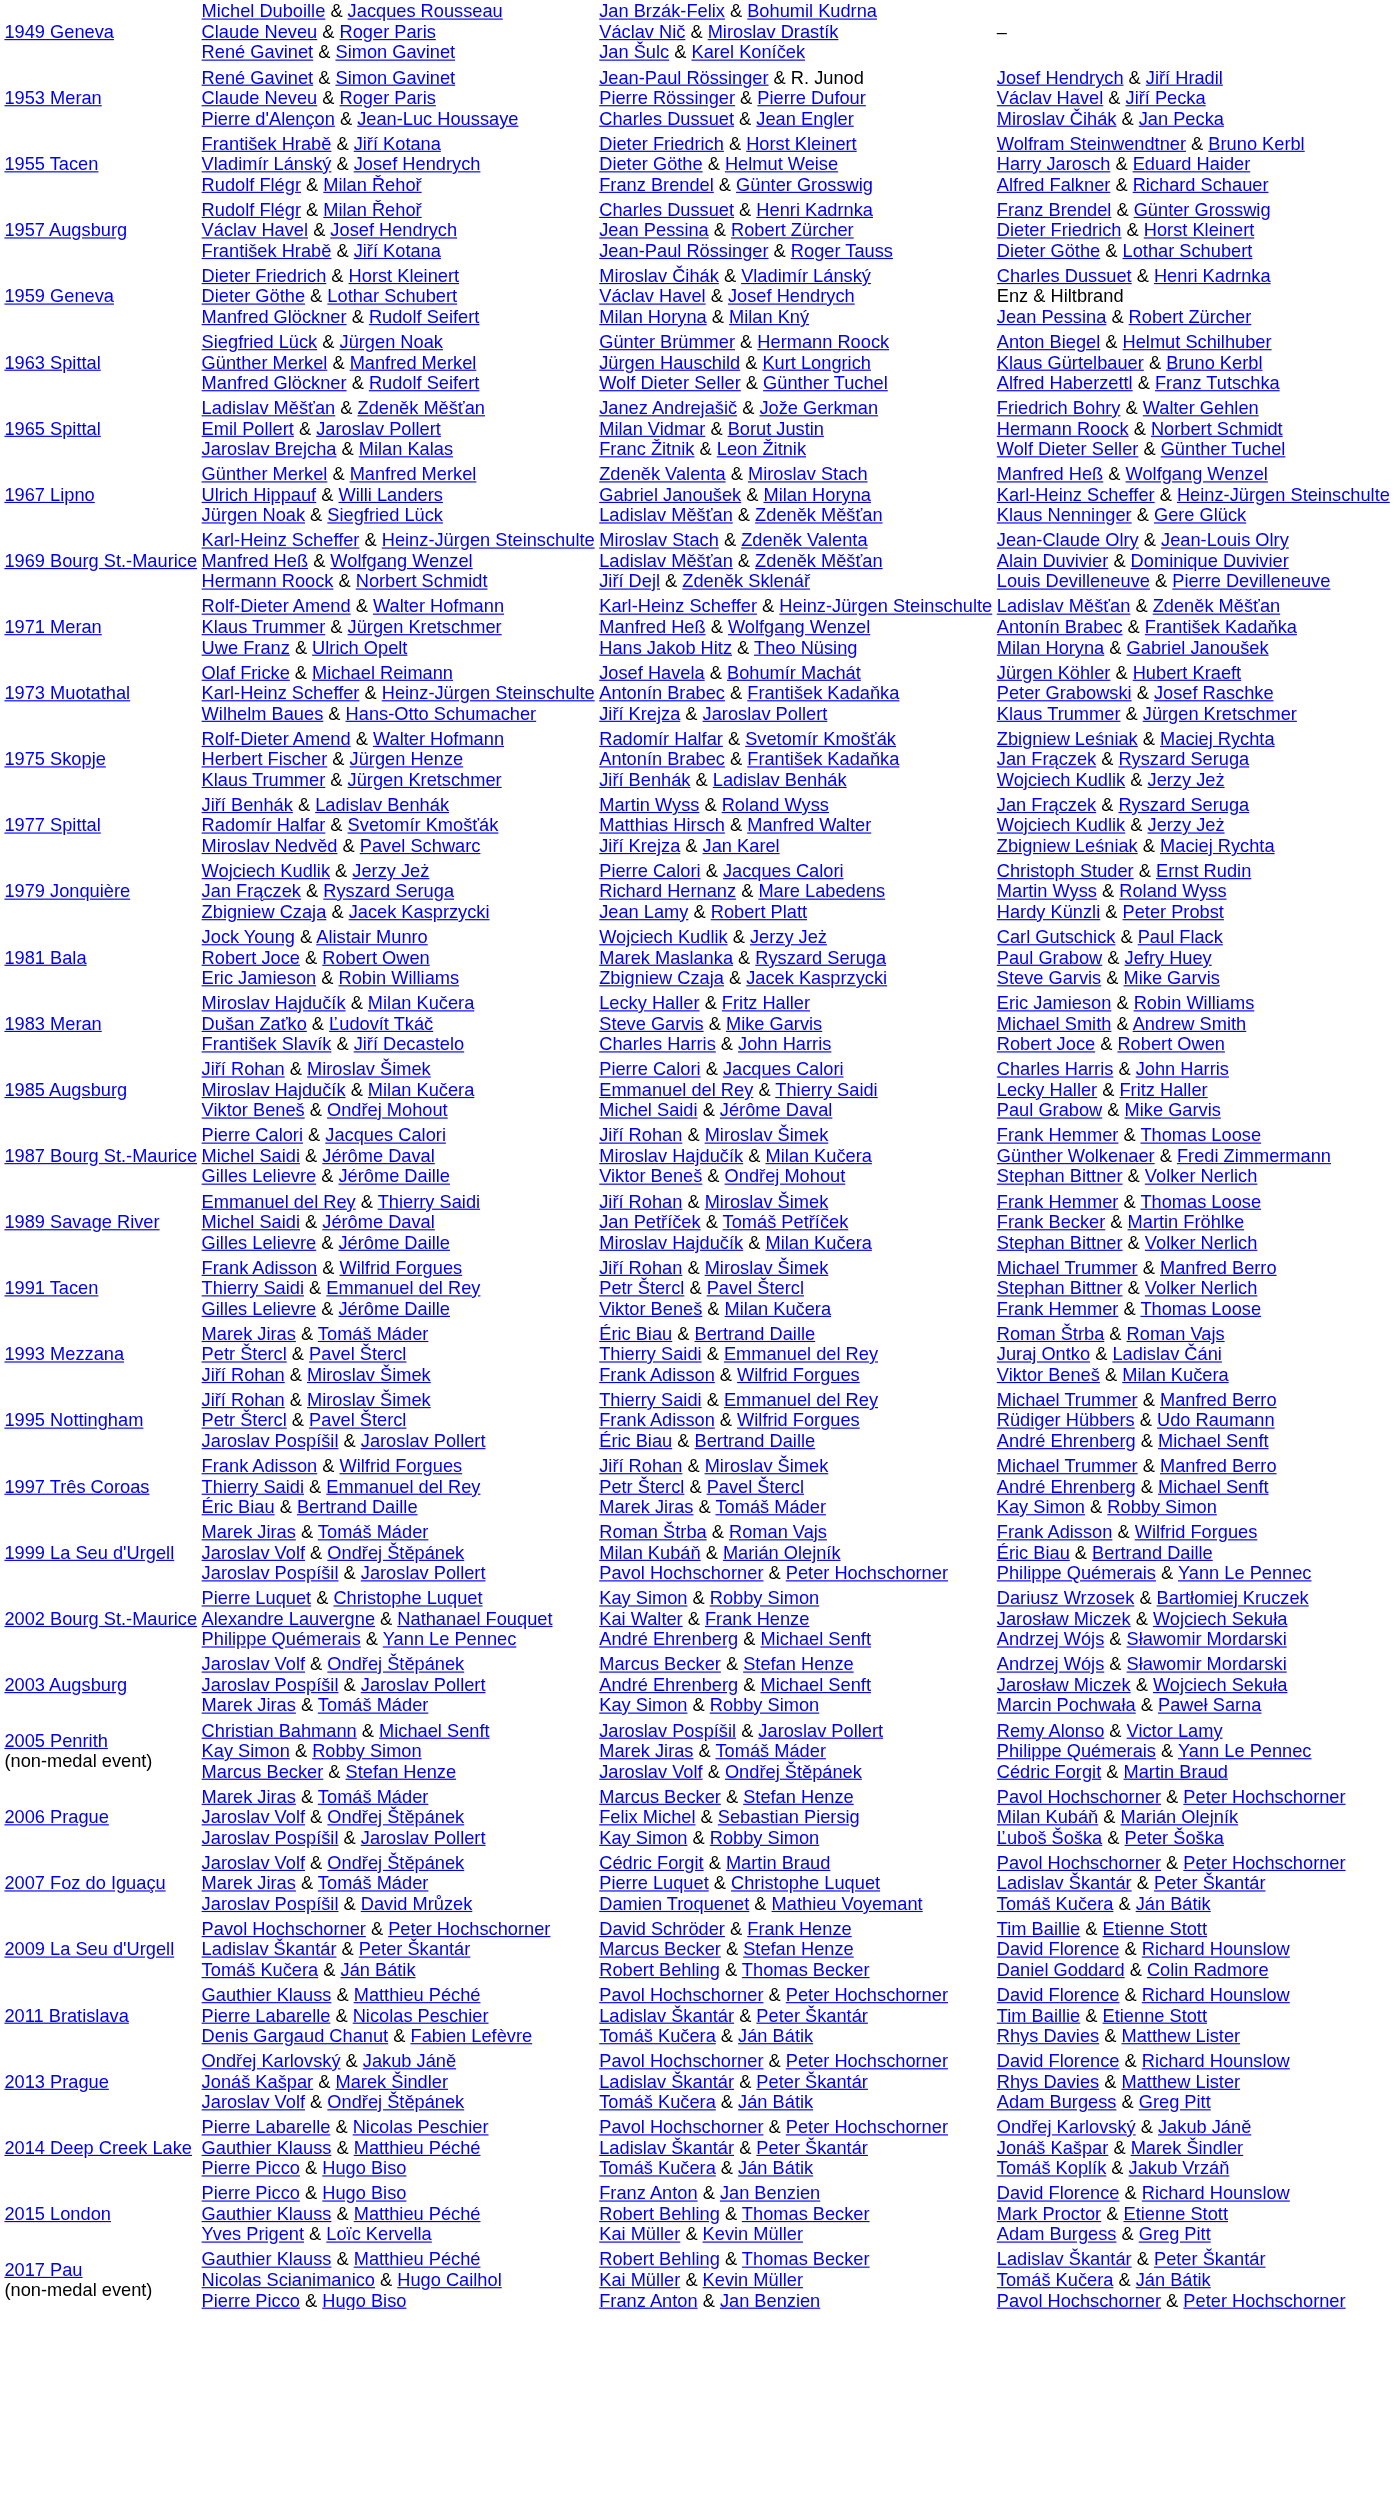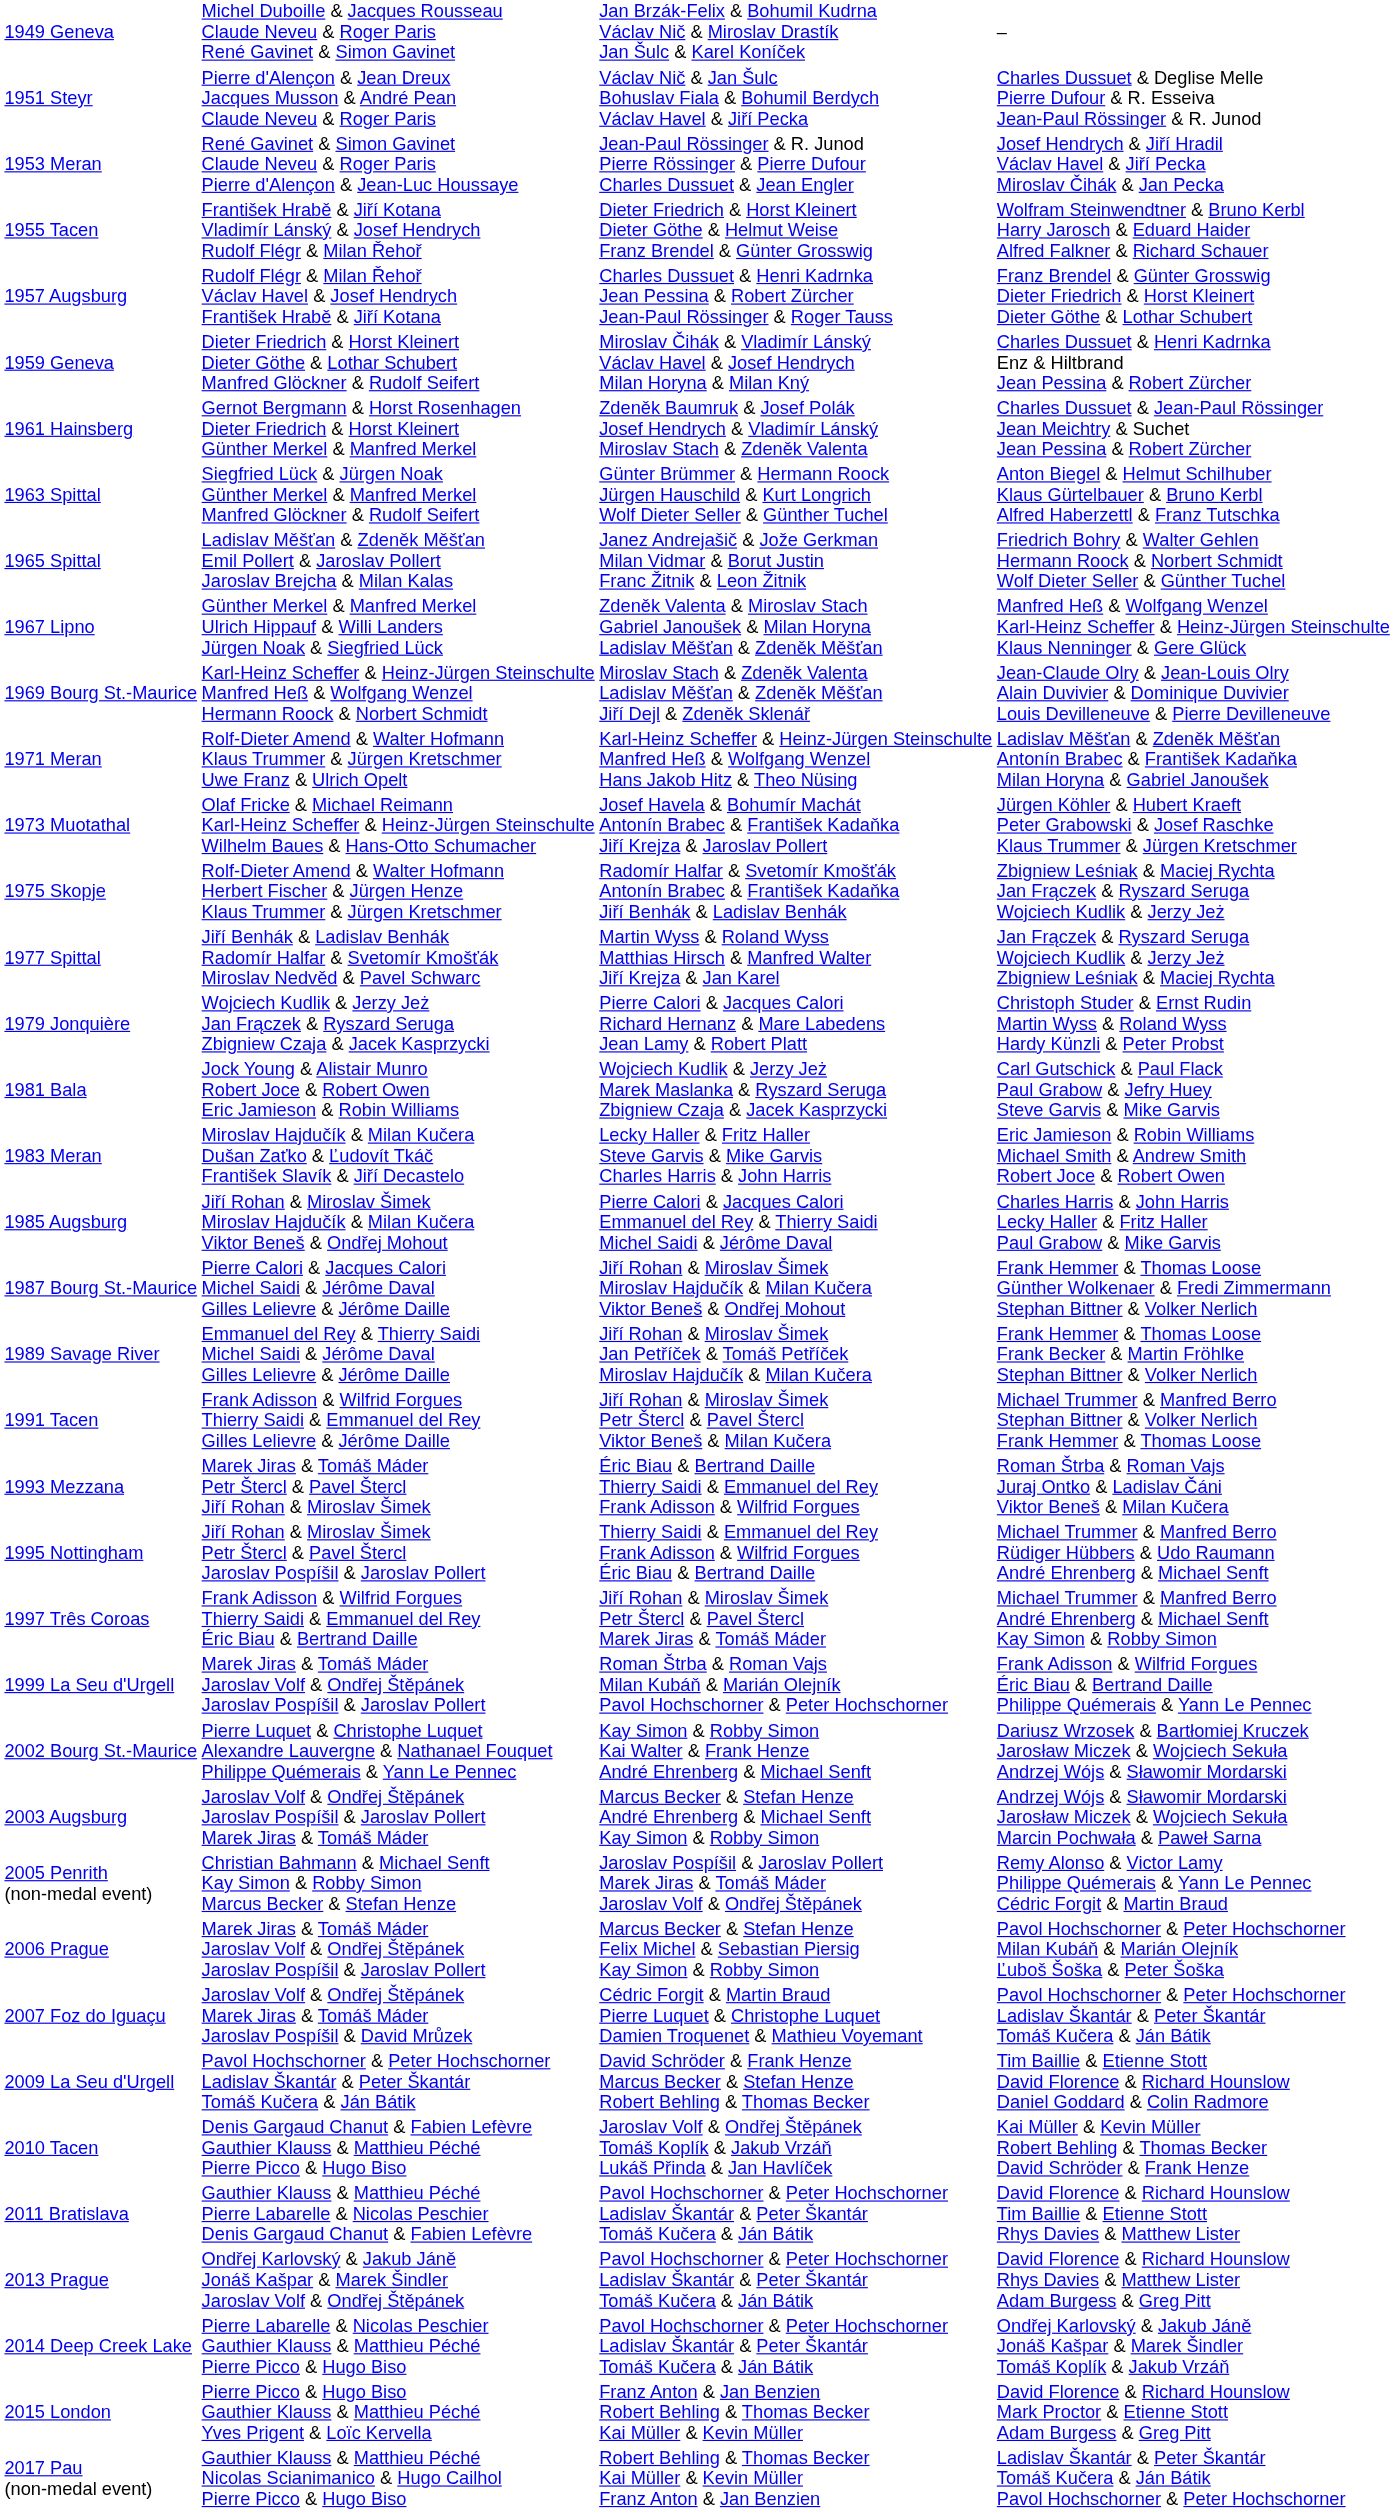+ row: (49, 98)
+ row: (69, 428)
+ row: (51, 2147)
